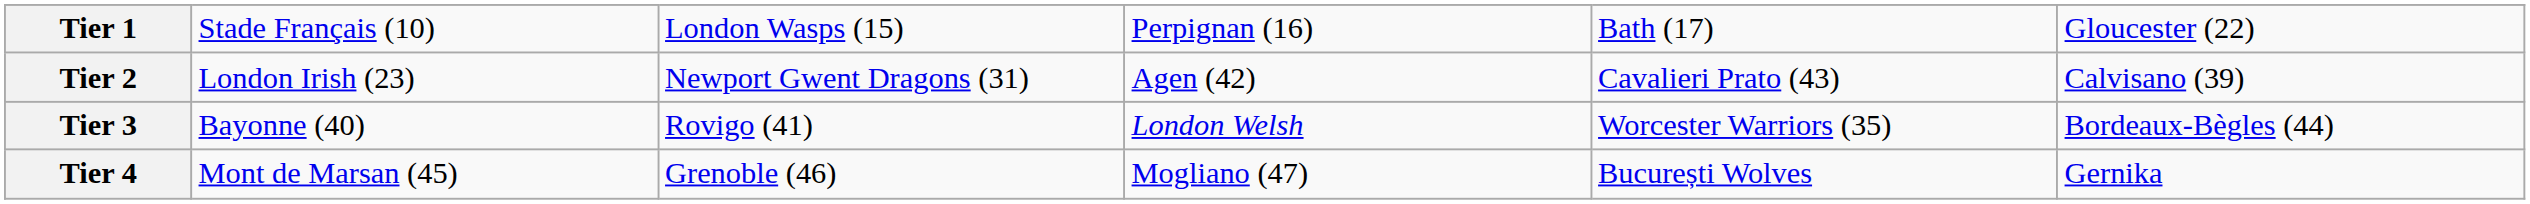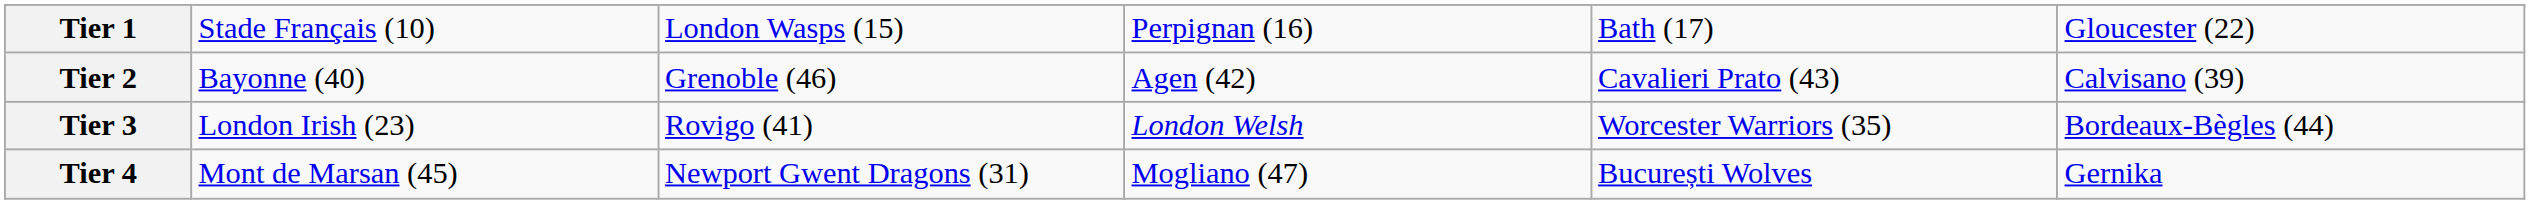(307, 76) London Irish (23) -> (282, 76) Bayonne (40)
(847, 76) Newport Gwent Dragons (31) -> (751, 76) Grenoble (46)
(282, 125) Bayonne (40) -> (307, 125) London Irish (23)
(751, 173) Grenoble (46) -> (847, 173) Newport Gwent Dragons (31)
